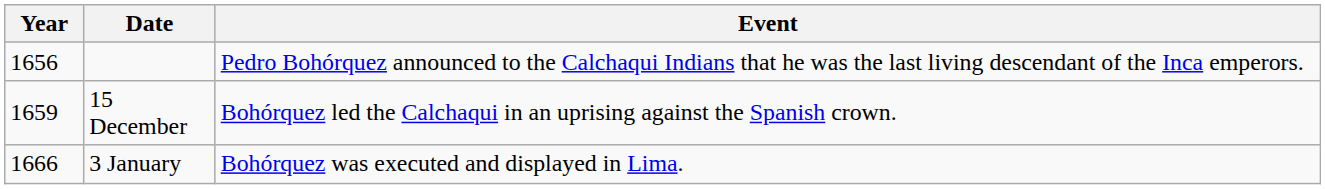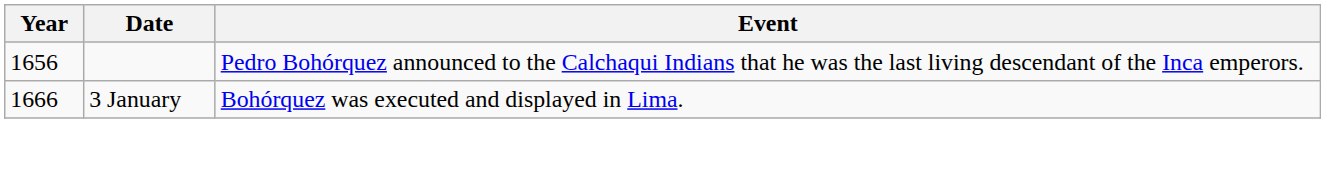- row: (138, 112)
